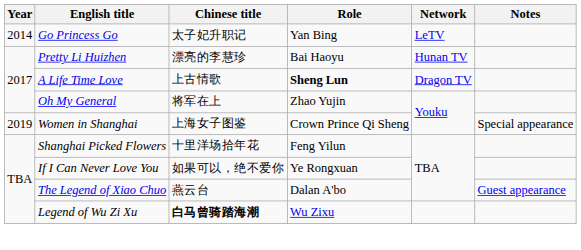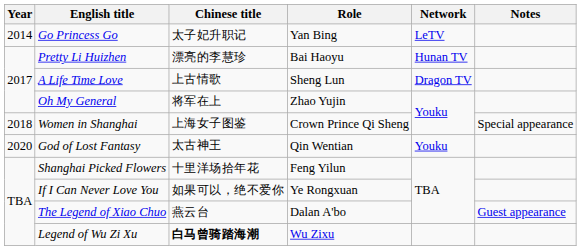(319, 79) bold -> (317, 79) normal
(20, 123) 2019 -> (20, 123) 2018
+ row: (89, 146)
